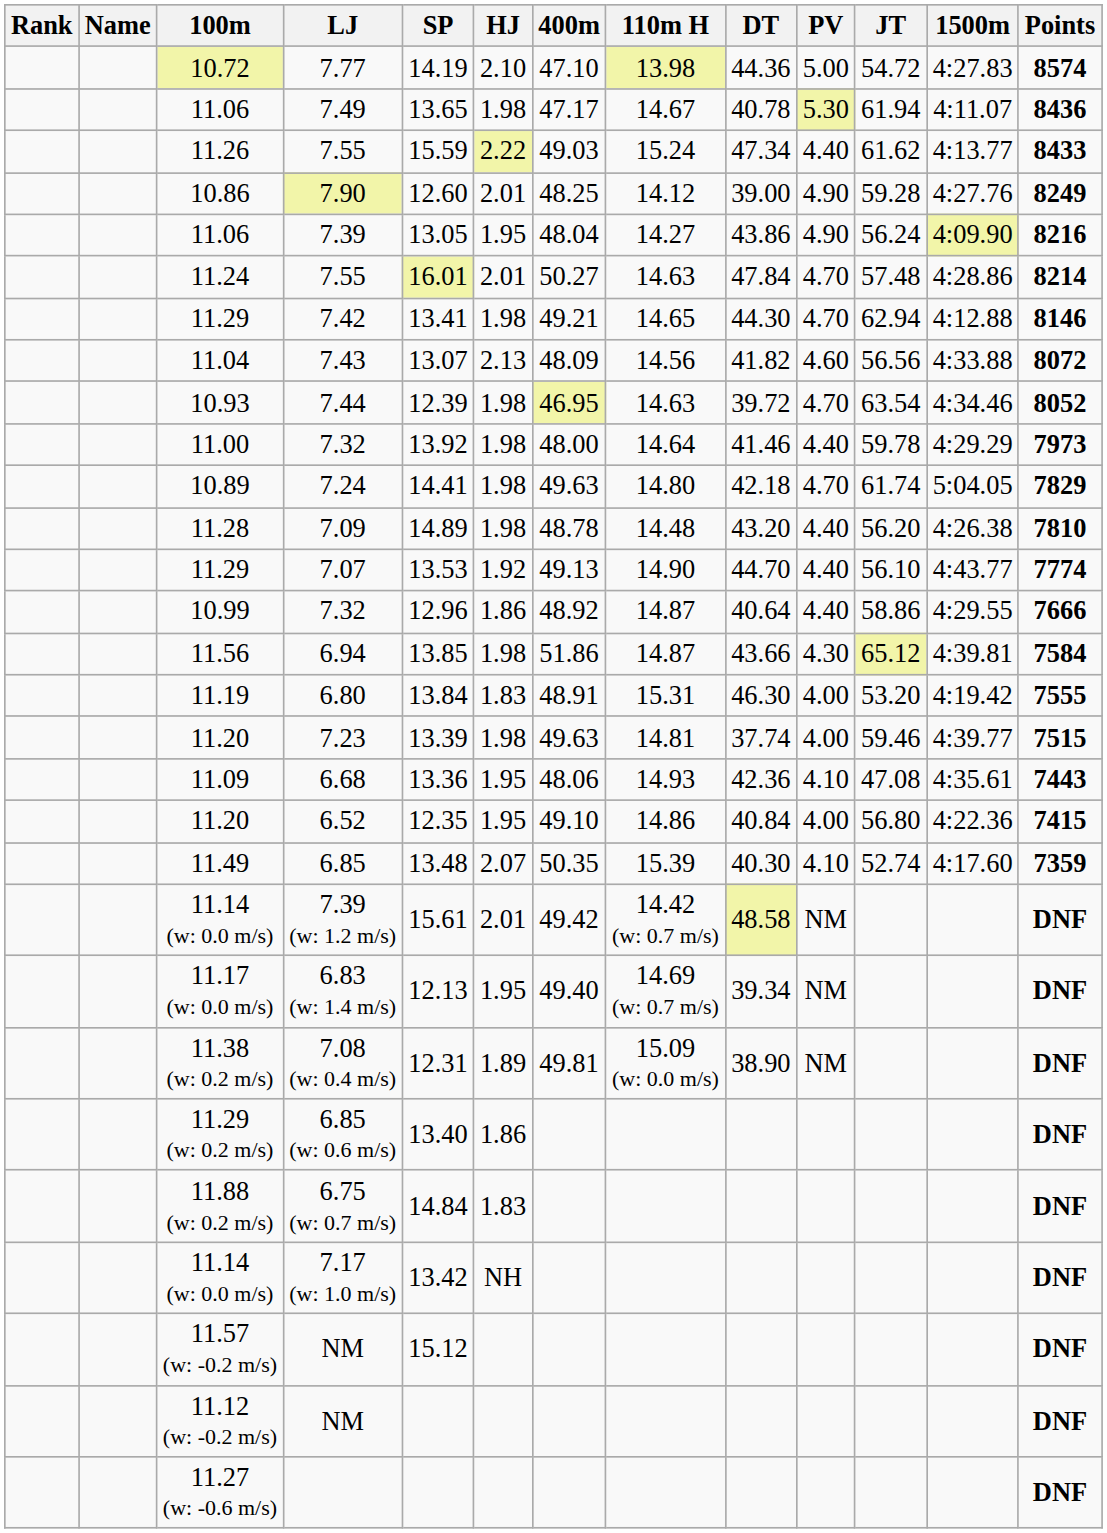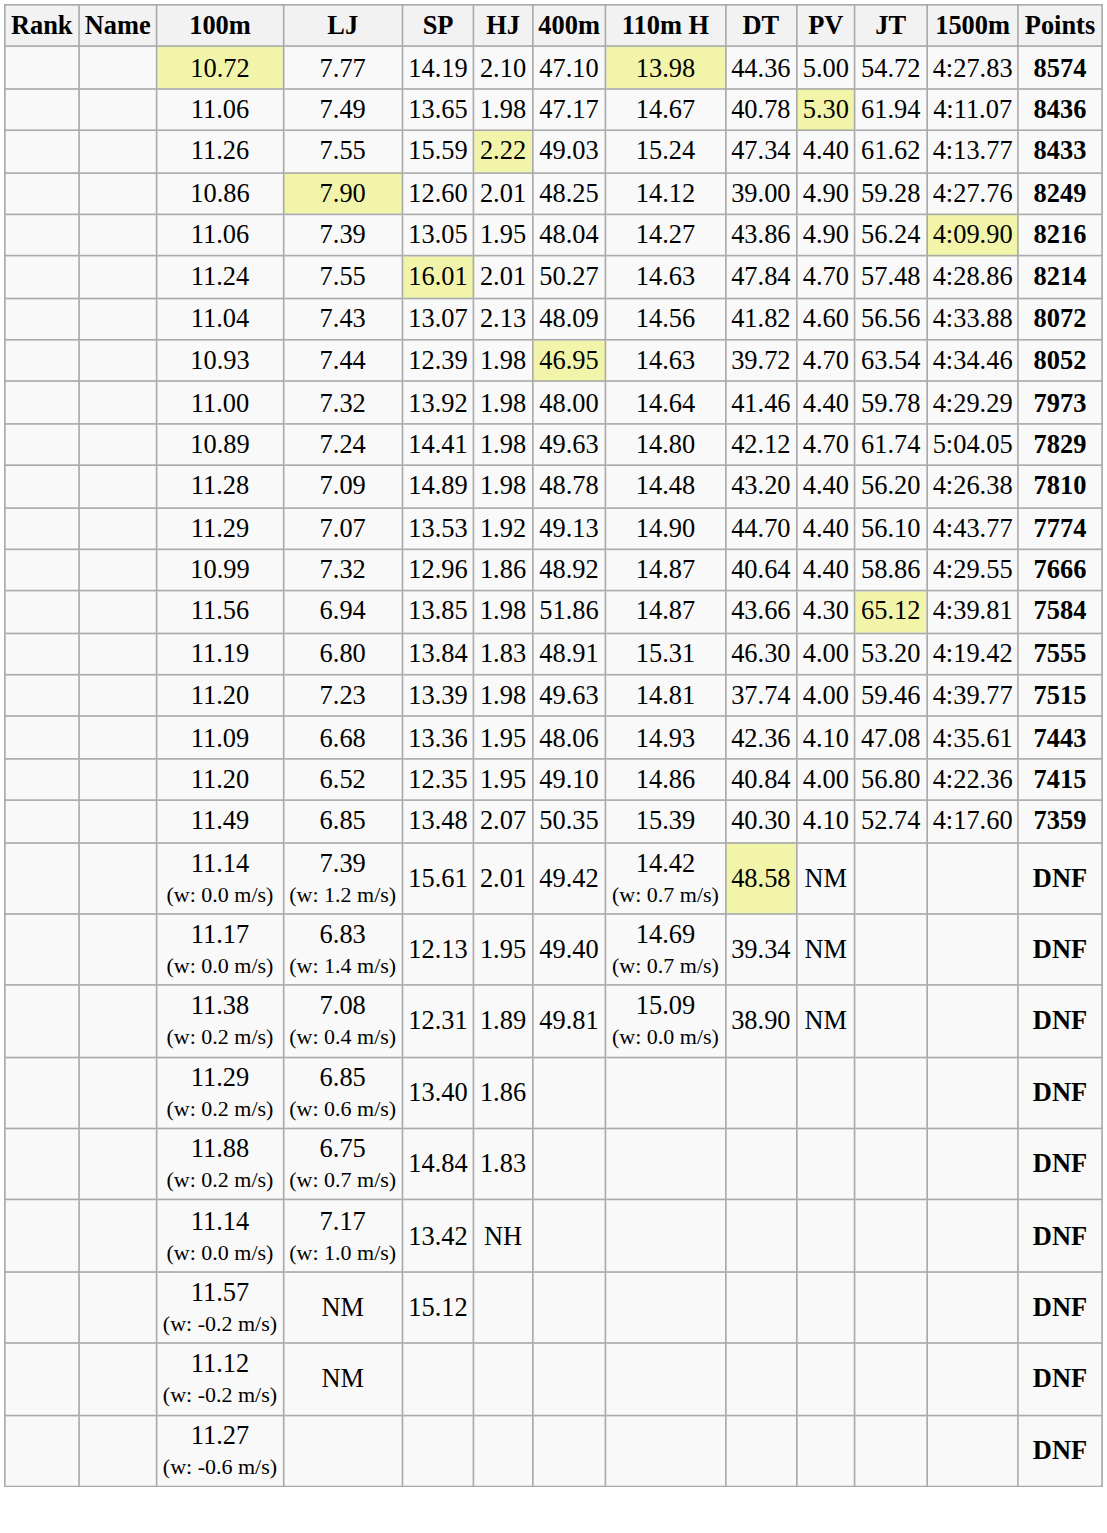- row: (220, 318)
(761, 485) 42.18 -> (761, 444) 42.12
